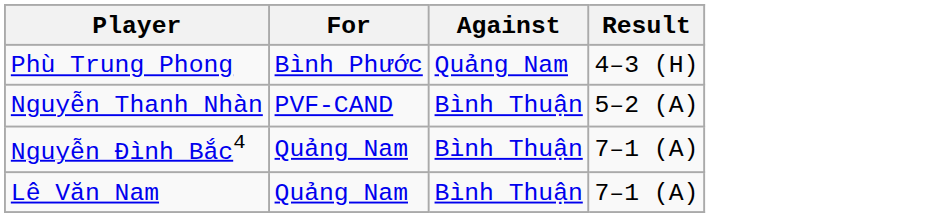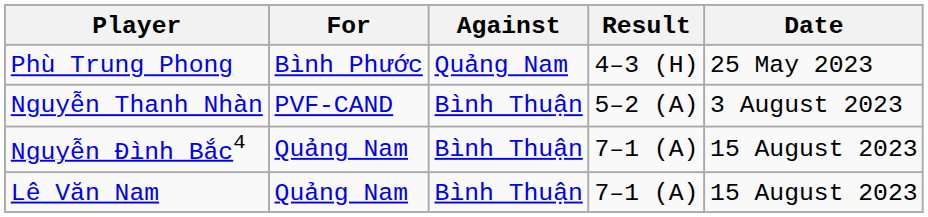+ column: (814, 25)
